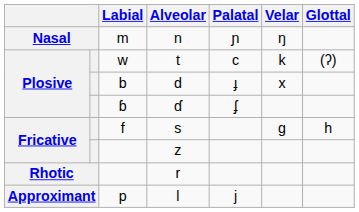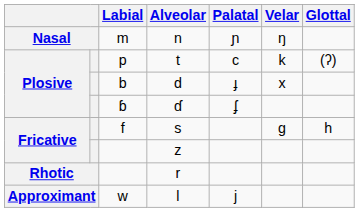(123, 60) w -> (123, 60) p
(123, 196) p -> (123, 196) w
